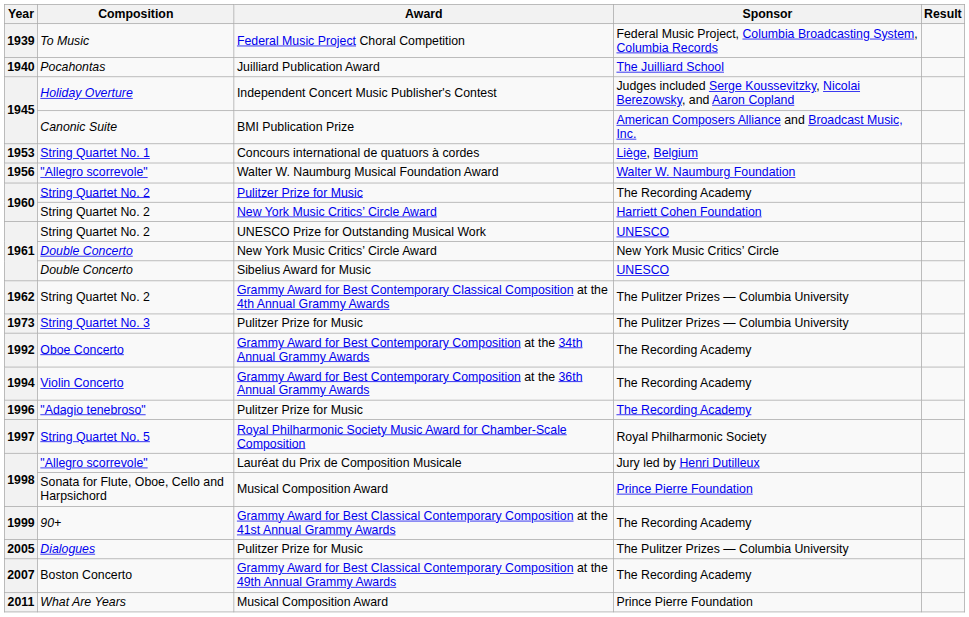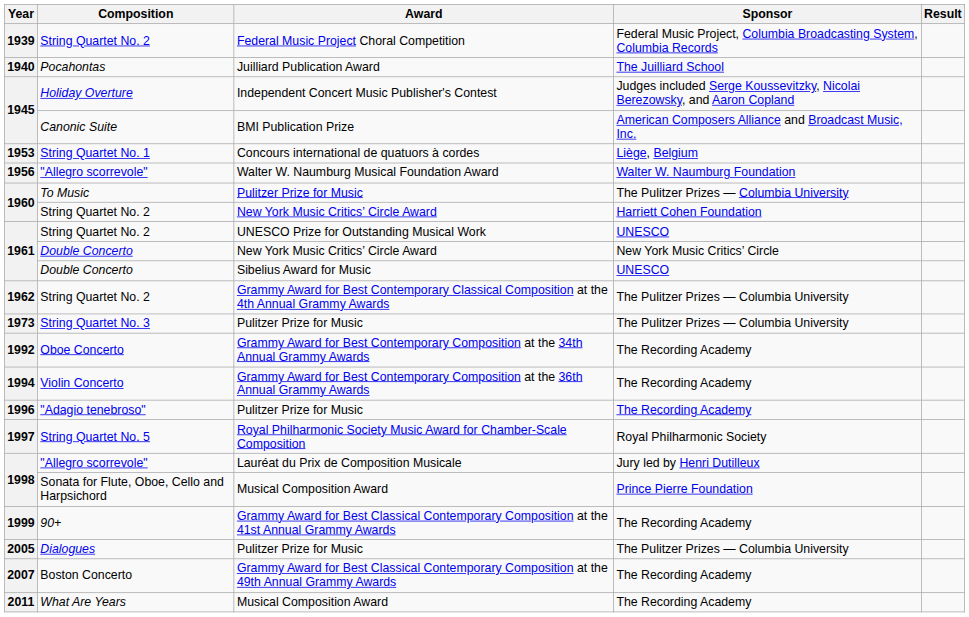(65, 40) To Music -> (95, 40) String Quartet No. 2
(95, 192) String Quartet No. 2 -> (65, 192) To Music
(684, 192) The Recording Academy -> (732, 192) The Pulitzer Prizes — Columbia University
(685, 602) Prince Pierre Foundation -> (684, 602) The Recording Academy
